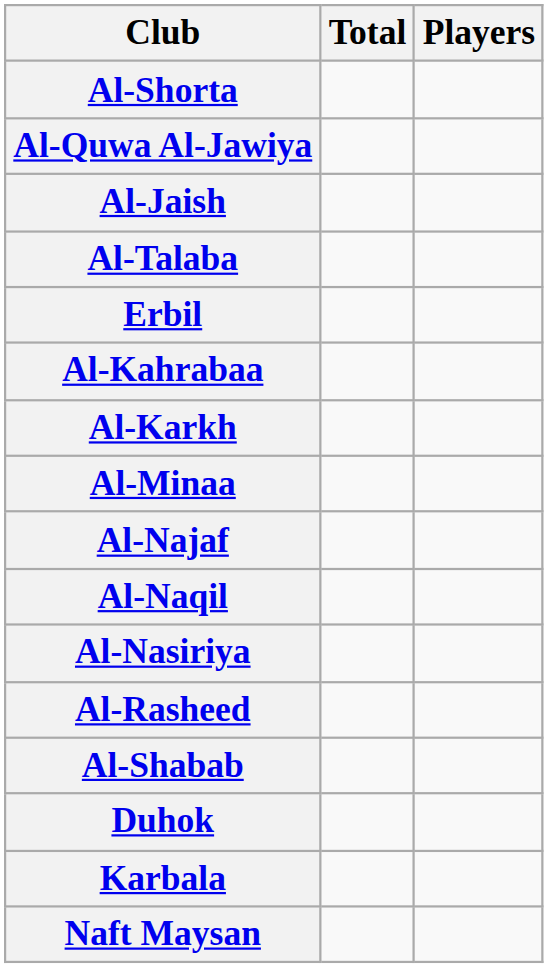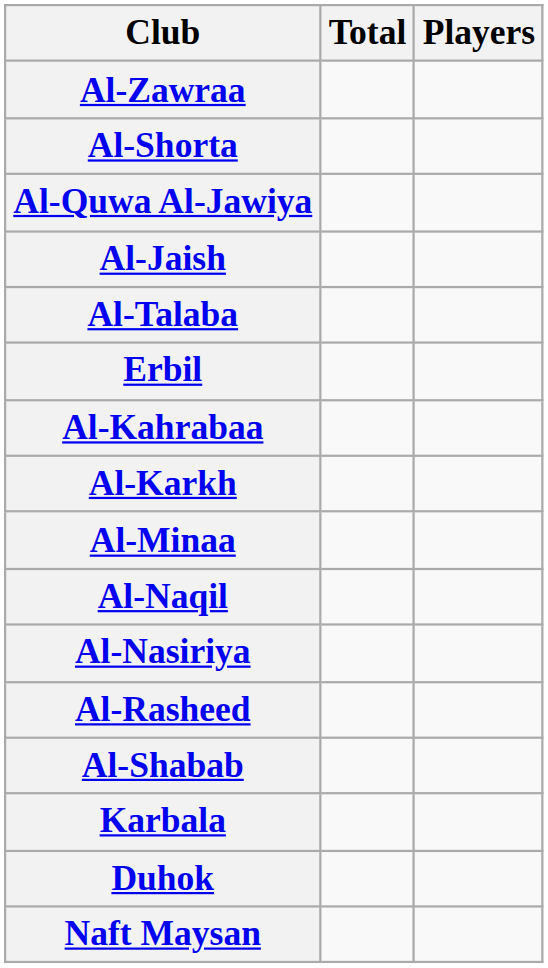+ row: (163, 88)
- row: (163, 539)
rows swapped: (163, 821) <-> (163, 877)
